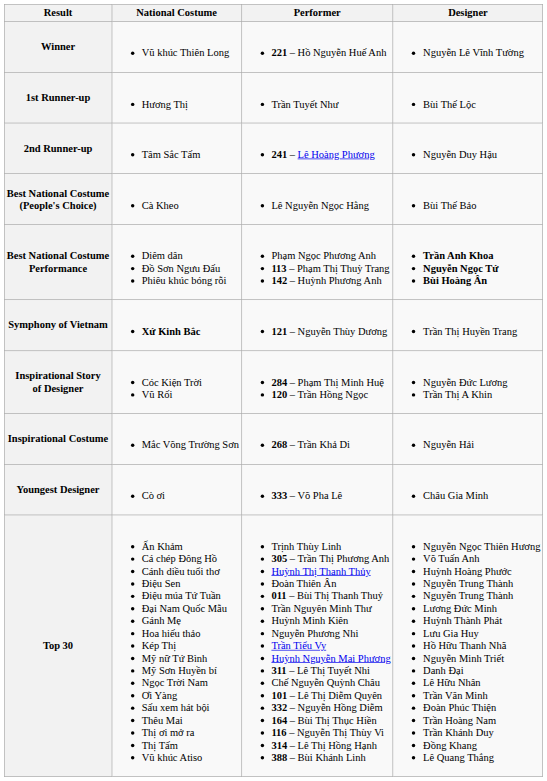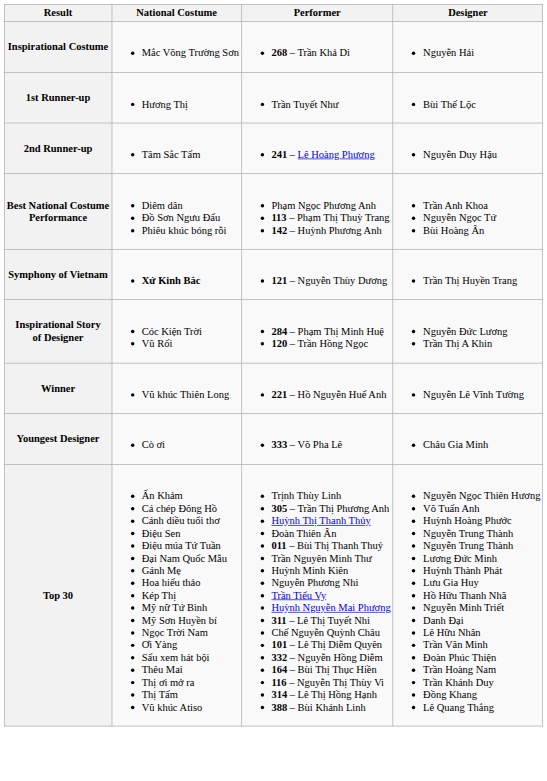rows swapped: (58, 47) <-> (58, 439)
- row: (58, 199)
(468, 268) bold -> (468, 218) normal
